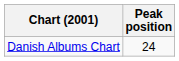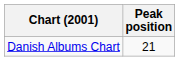(149, 46) 24 -> (149, 46) 21
